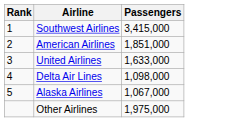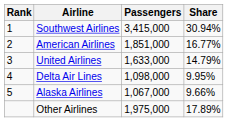+ column: (203, 13)
